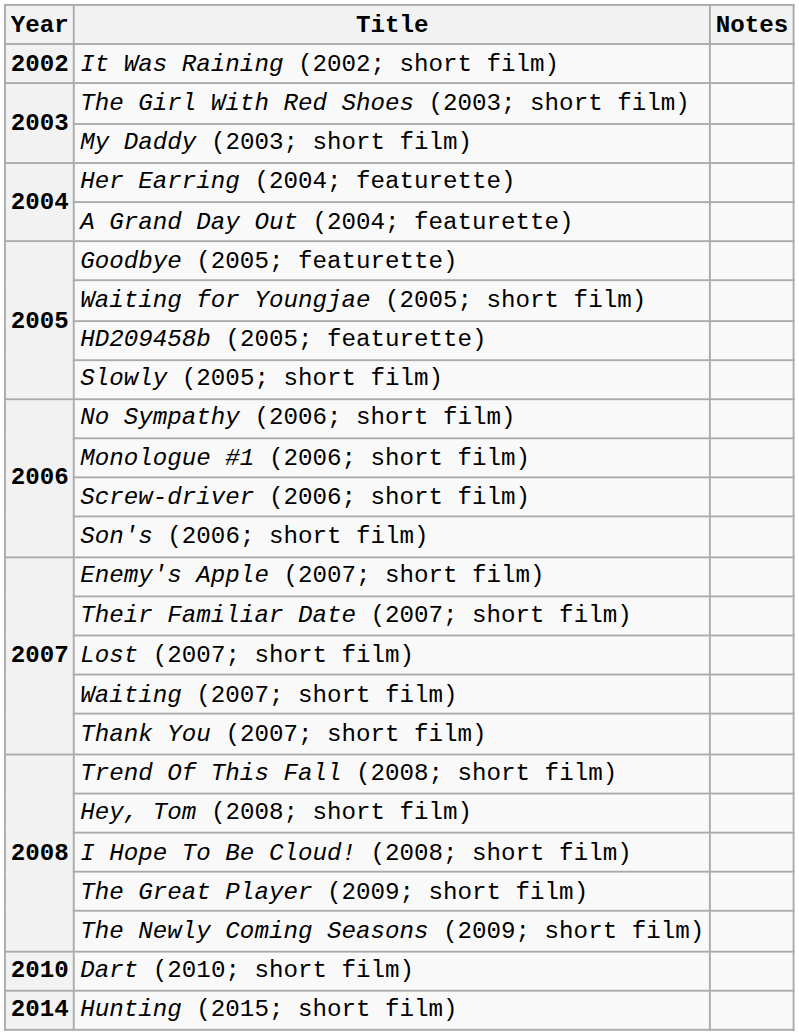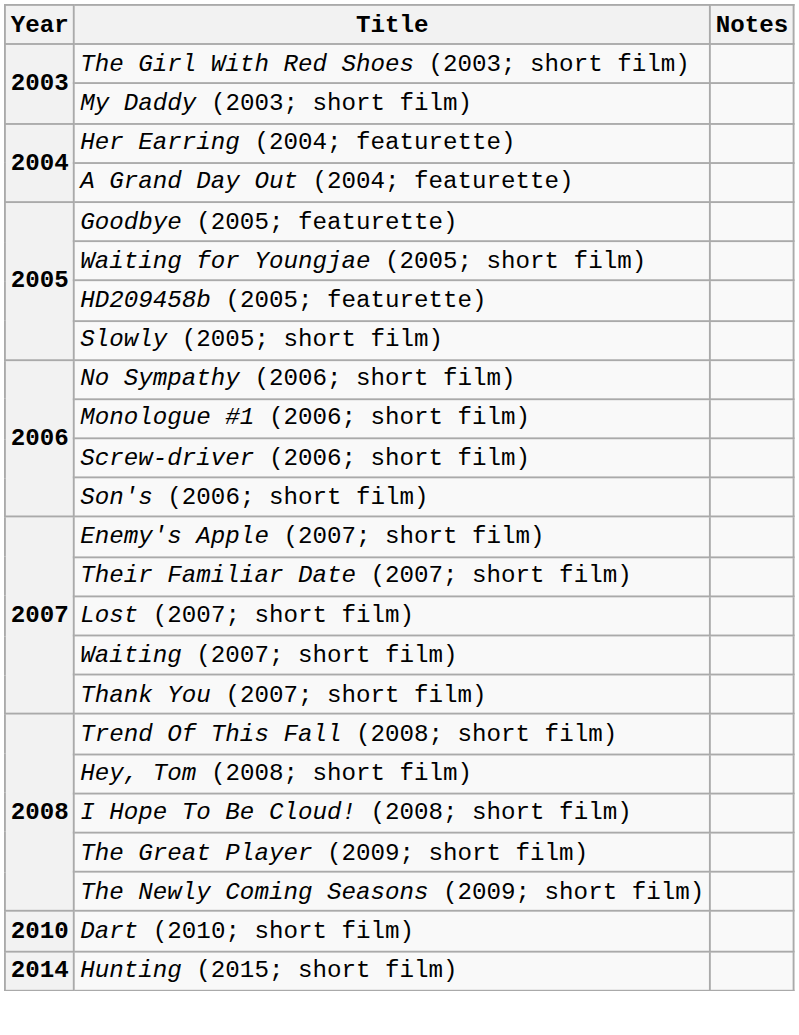- row: (320, 64)
